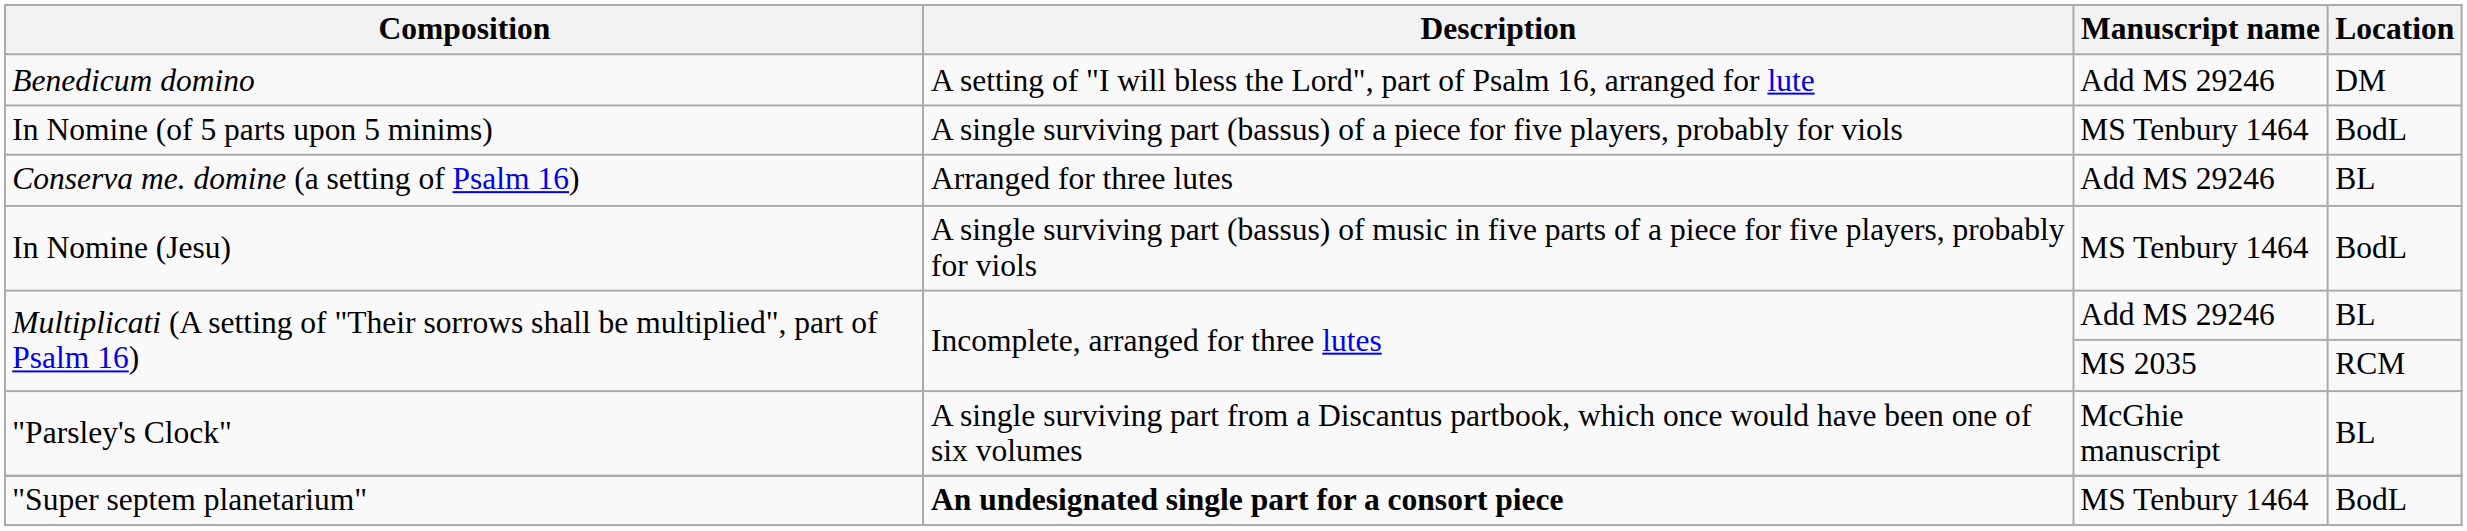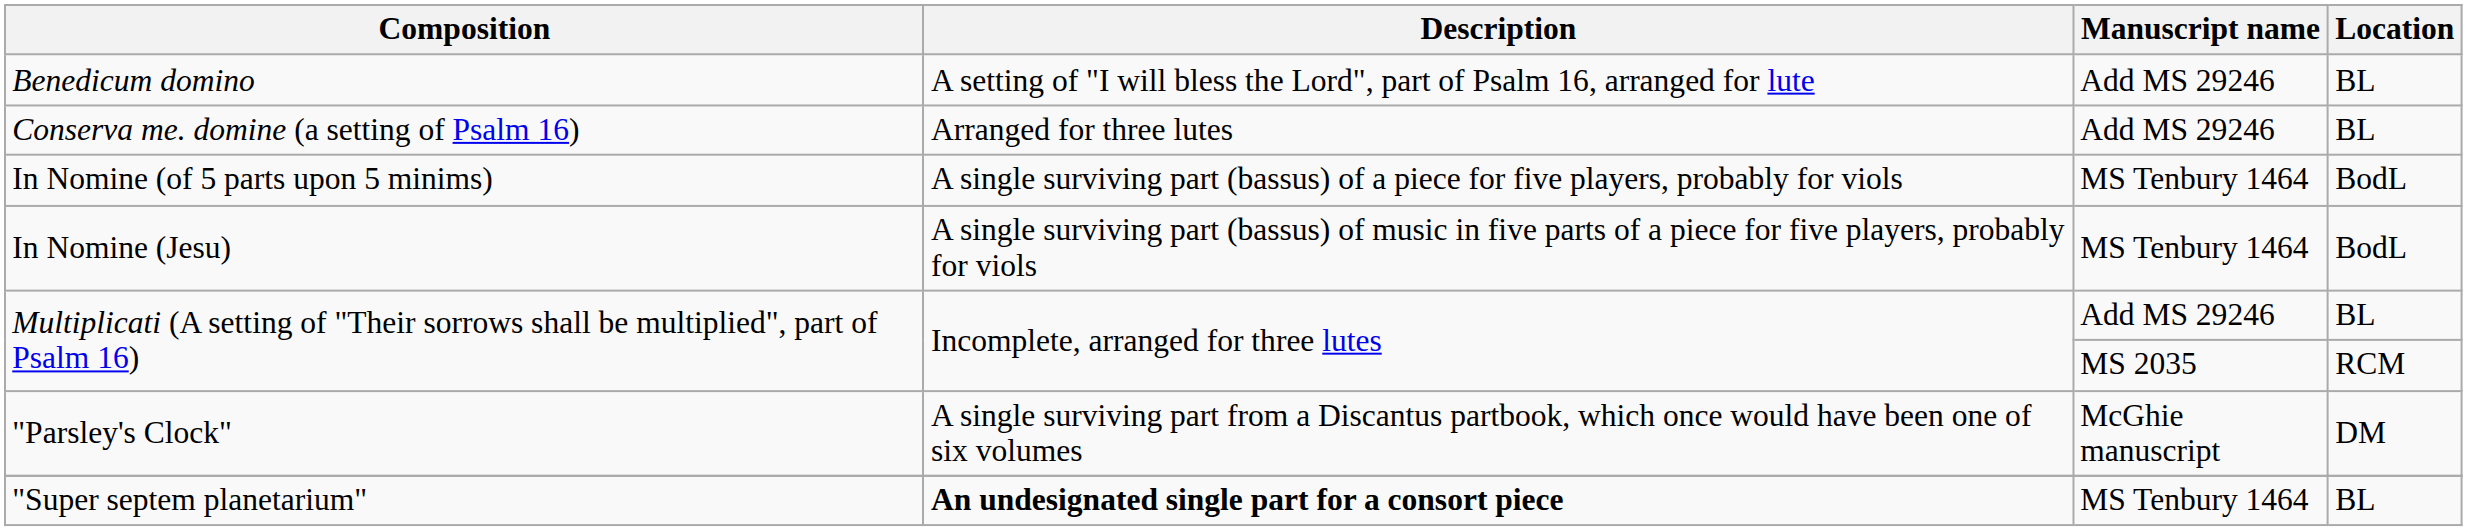(2361, 79) DM -> (2355, 79) BL
rows swapped: (296, 179) <-> (253, 129)
(2355, 432) BL -> (2361, 432) DM
(2371, 500) BodL -> (2355, 500) BL
